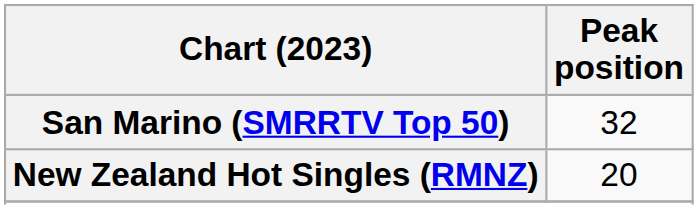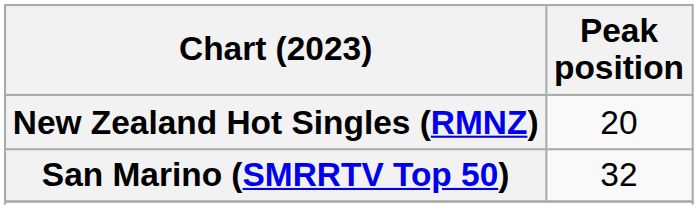rows swapped: (276, 174) <-> (276, 121)
